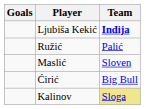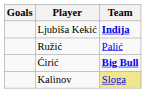- row: (52, 63)
(120, 79) normal -> (120, 63) bold
